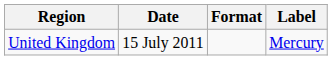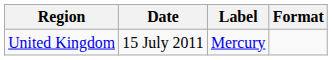columns swapped: (236, 17) <-> (297, 17)
